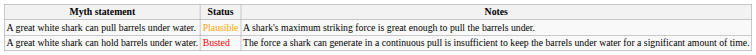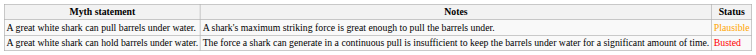columns swapped: (221, 12) <-> (496, 12)
